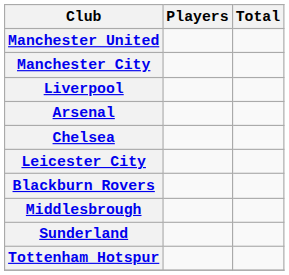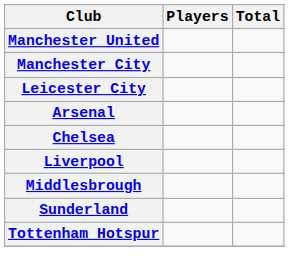rows swapped: (84, 89) <-> (84, 162)
- row: (84, 186)
